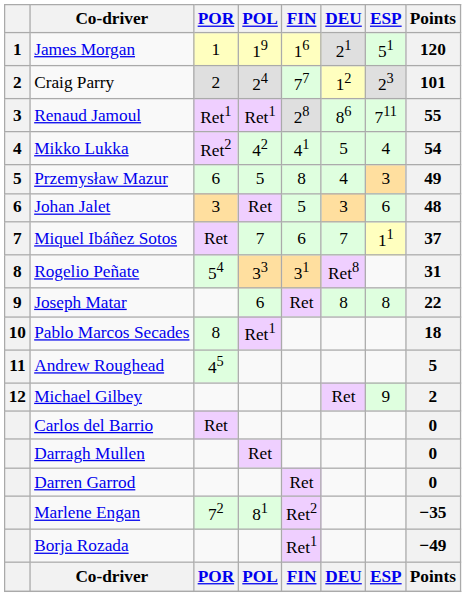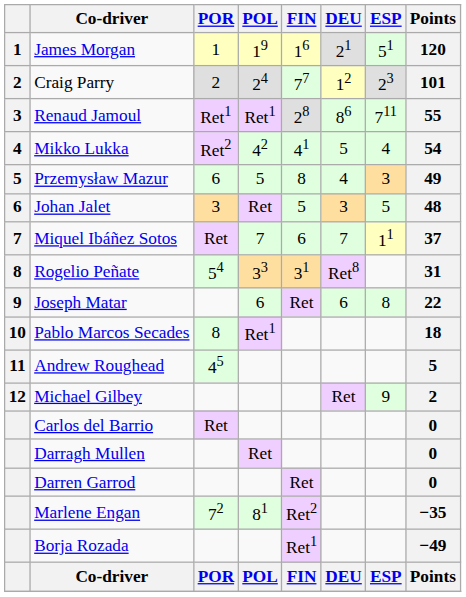(386, 207) 6 -> (386, 207) 5
(344, 301) 8 -> (344, 301) 6
